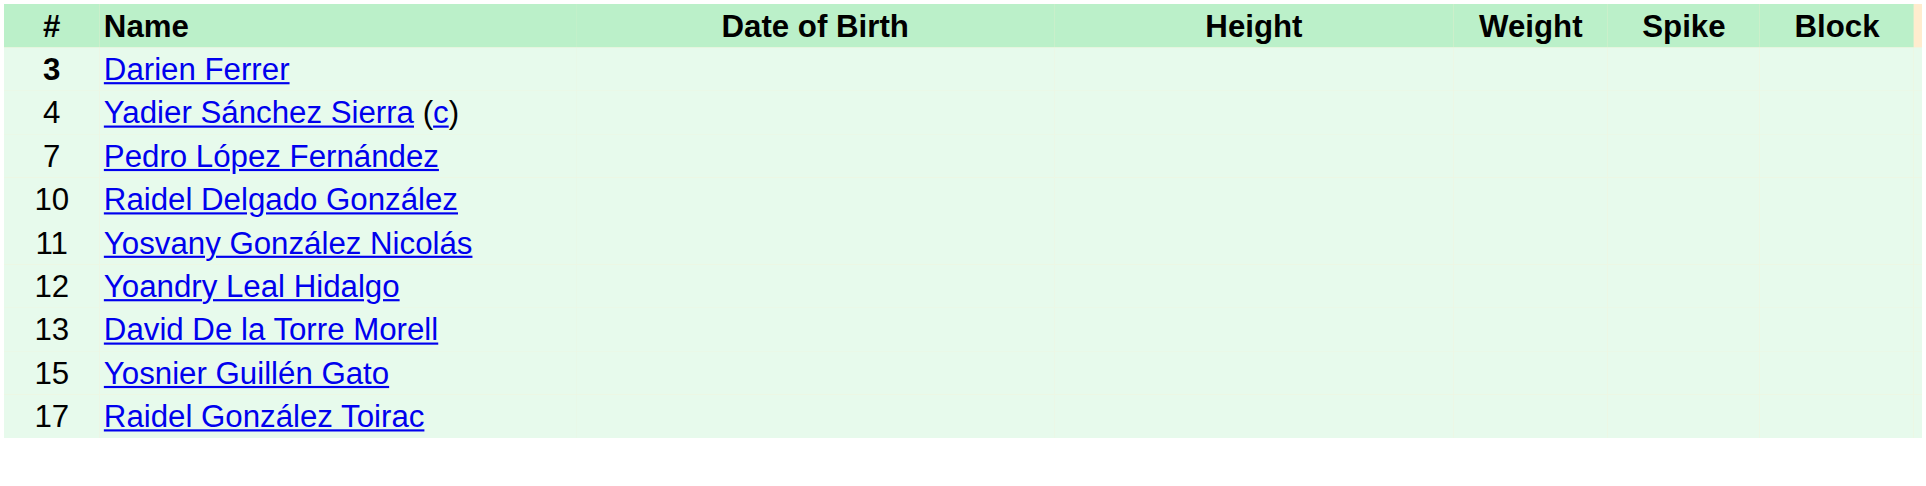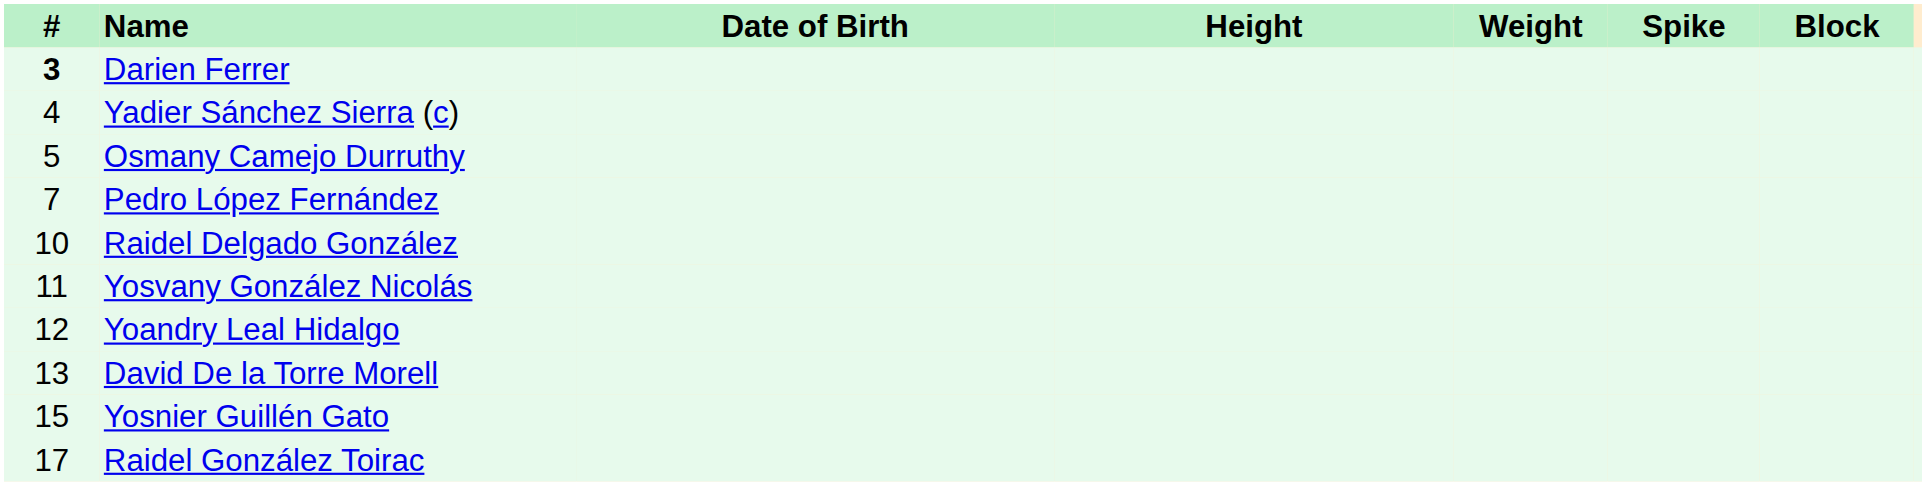+ row: (284, 156)
